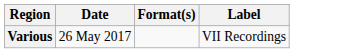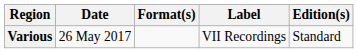+ column: (321, 15)
